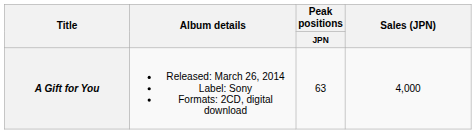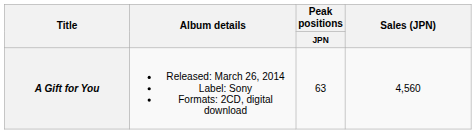(408, 88) 4,000 -> (408, 88) 4,560
